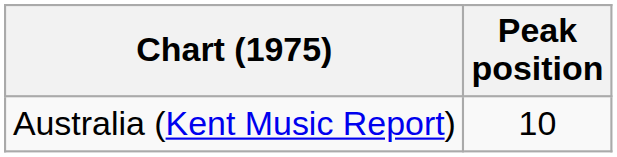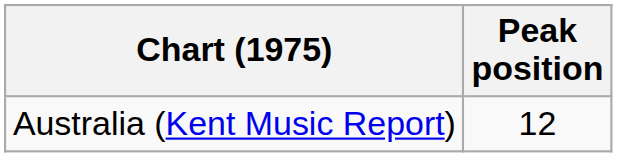(537, 123) 10 -> (537, 123) 12
